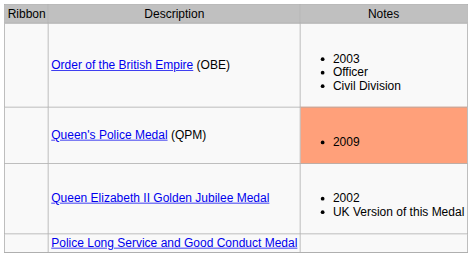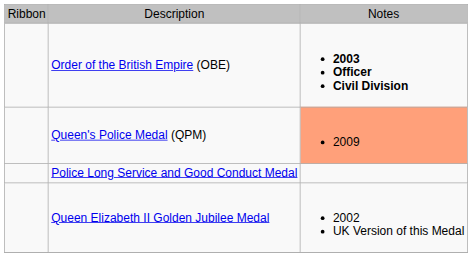(384, 72) normal -> (384, 72) bold
rows swapped: (160, 198) <-> (174, 243)
